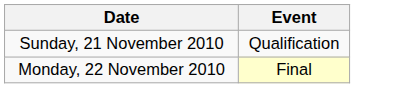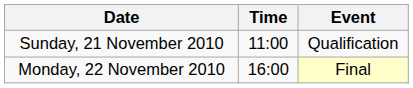+ column: (268, 17)
